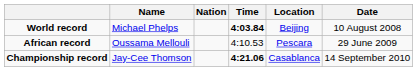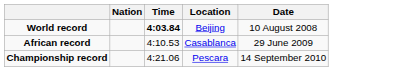- column: (152, 12)
(294, 43) Pescara -> (210, 43) Casablanca
(247, 58) bold -> (163, 58) normal
(294, 58) Casablanca -> (210, 58) Pescara
